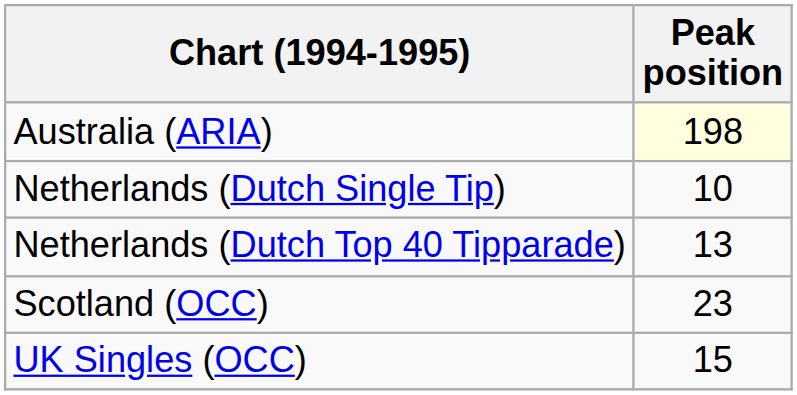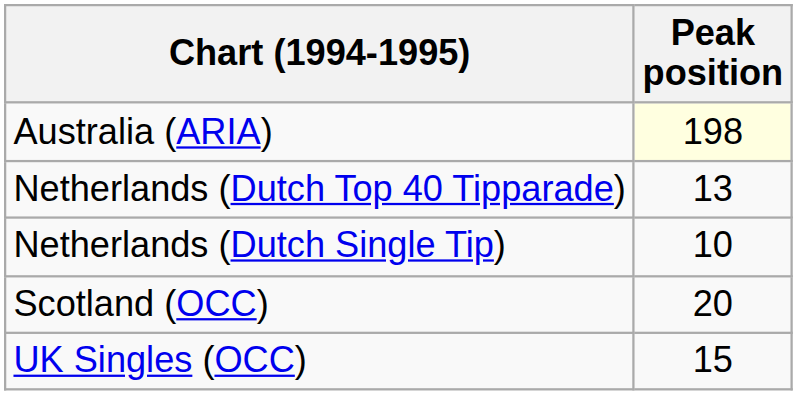rows swapped: (320, 245) <-> (260, 188)
(713, 303) 23 -> (713, 303) 20
